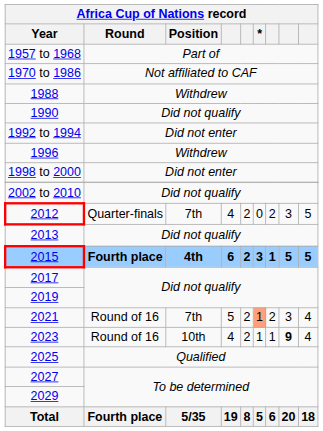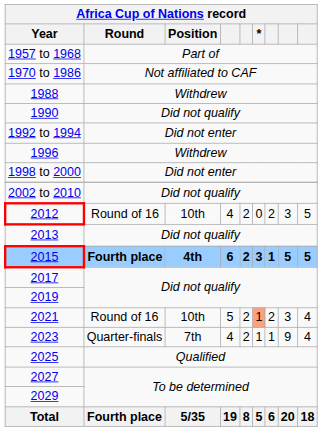(125, 213) Quarter-finals -> (125, 213) Round of 16
(193, 213) 7th -> (193, 213) 10th
(193, 317) 7th -> (193, 317) 10th
(125, 337) Round of 16 -> (125, 337) Quarter-finals
(193, 337) 10th -> (193, 337) 7th
(288, 337) bold -> (288, 337) normal
